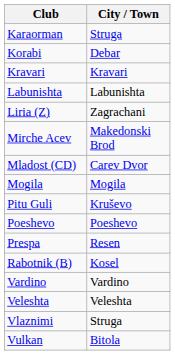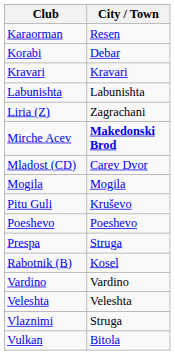(106, 33) Struga -> (105, 33) Resen
(120, 138) normal -> (122, 138) bold
(105, 243) Resen -> (106, 243) Struga
